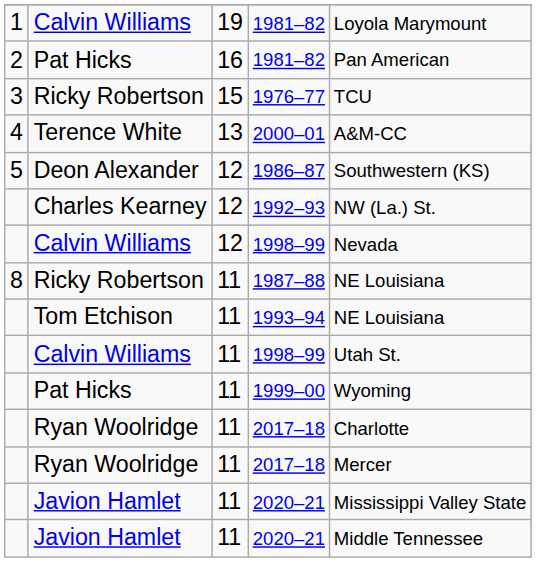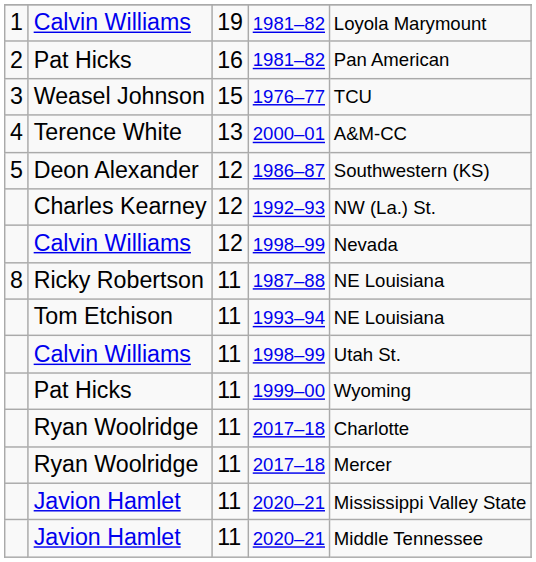(119, 96) Ricky Robertson -> (119, 96) Weasel Johnson
